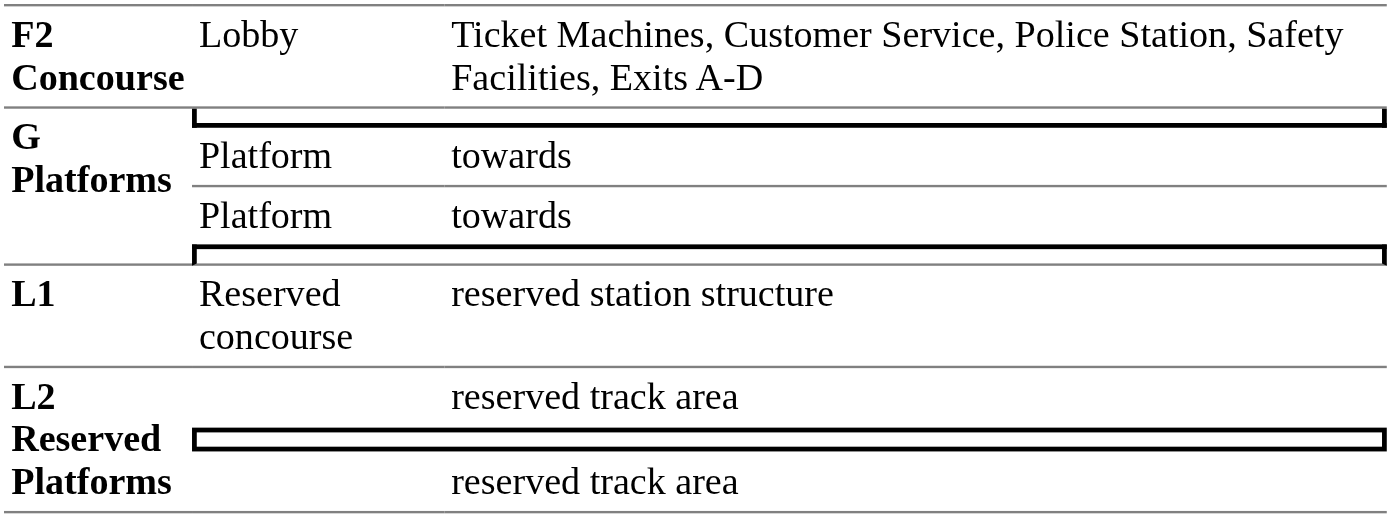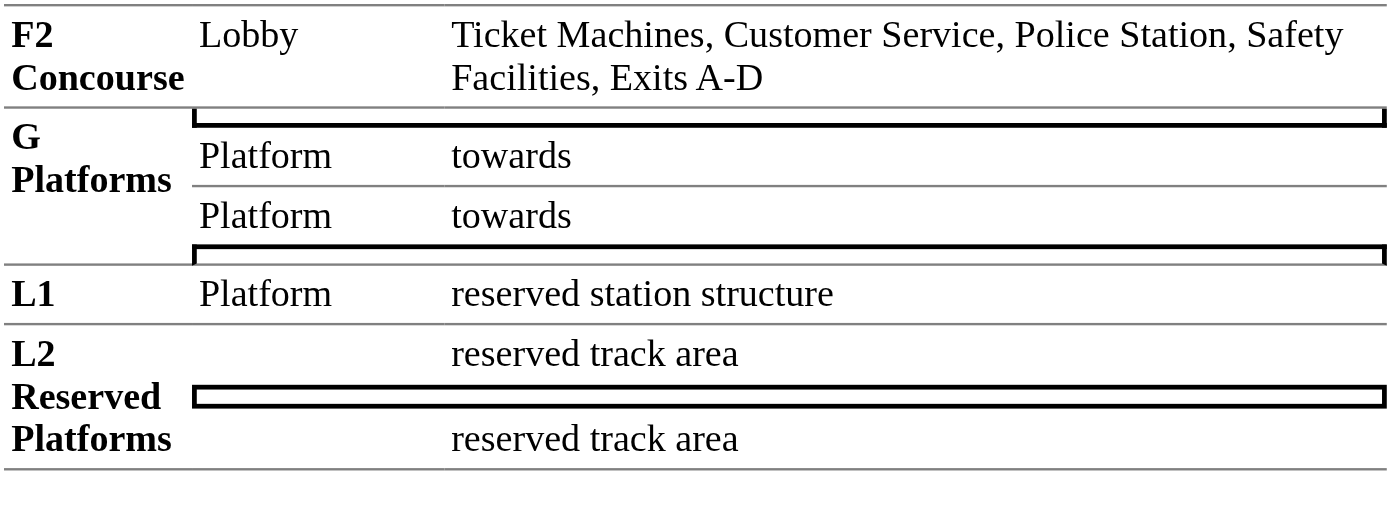(276, 315) Reserved concourse -> (266, 293) Platform
